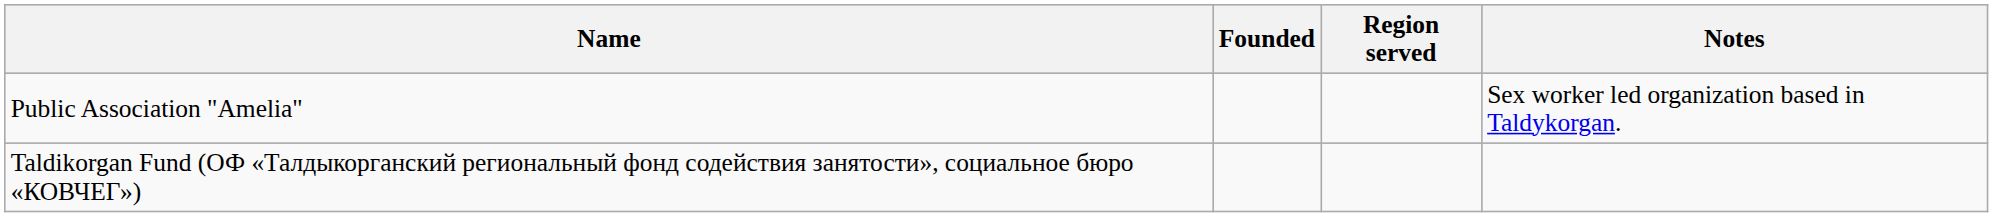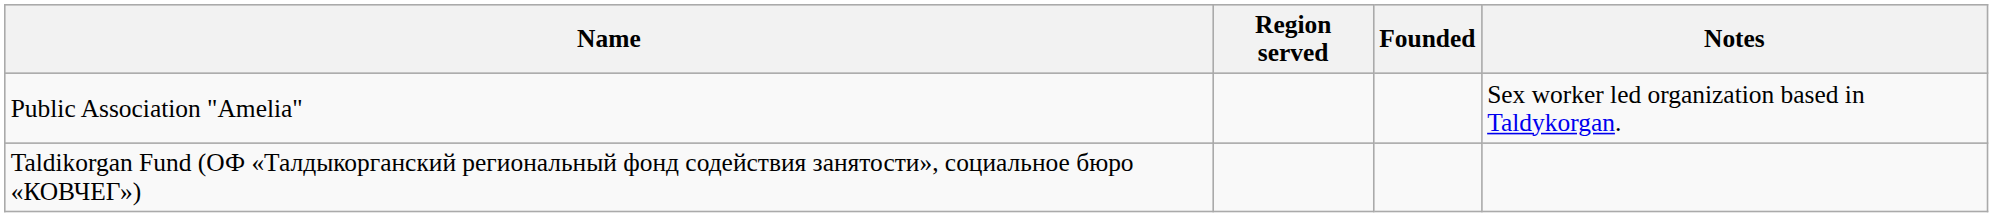columns swapped: (1267, 38) <-> (1401, 38)
